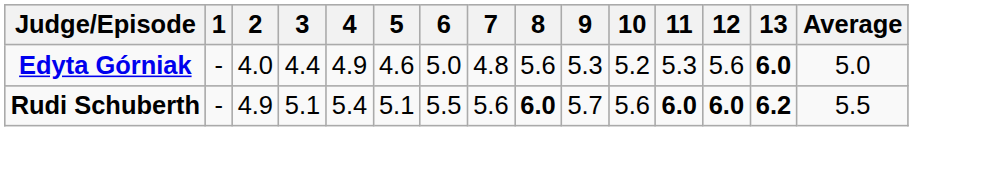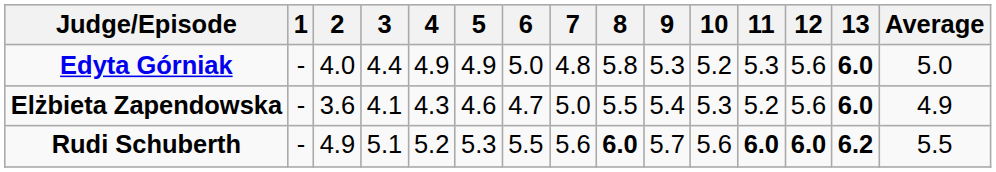(397, 65) 4.6 -> (479, 65) 4.9
(538, 65) 5.6 -> (620, 65) 5.8
+ row: (146, 105)
(350, 105) 5.4 -> (432, 145) 5.2
(397, 105) 5.1 -> (479, 145) 5.3
